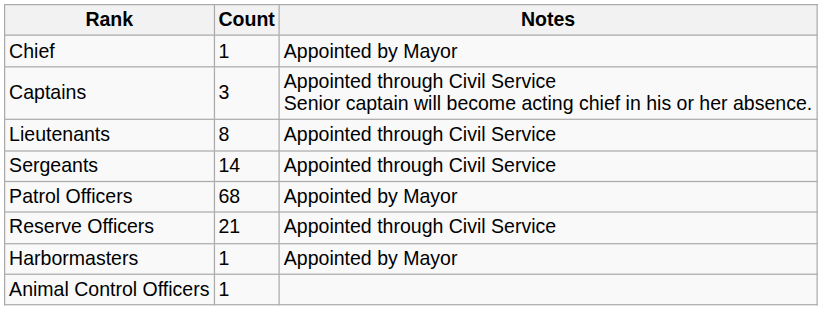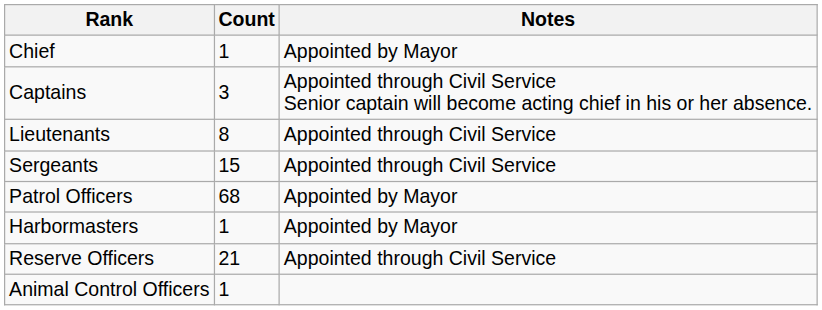(229, 165) 14 -> (229, 165) 15
rows swapped: (82, 227) <-> (74, 258)
